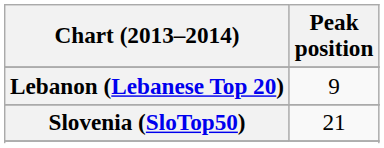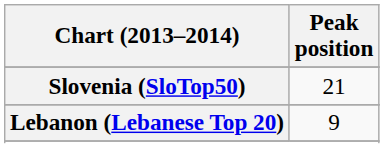rows swapped: (147, 85) <-> (147, 122)
